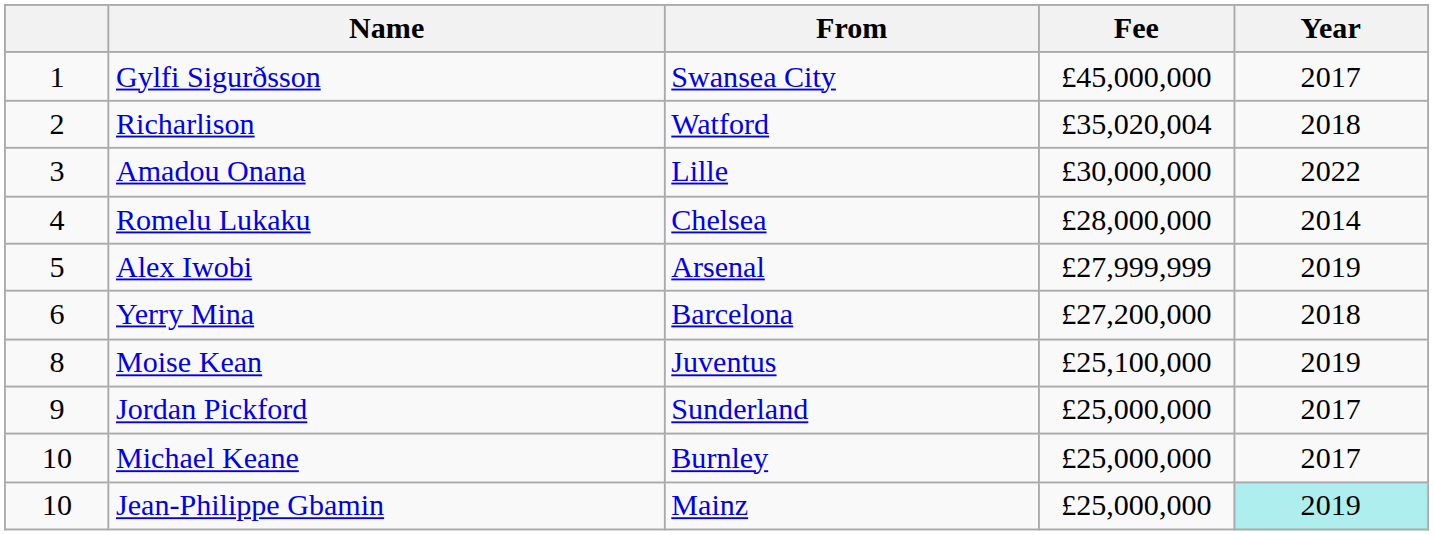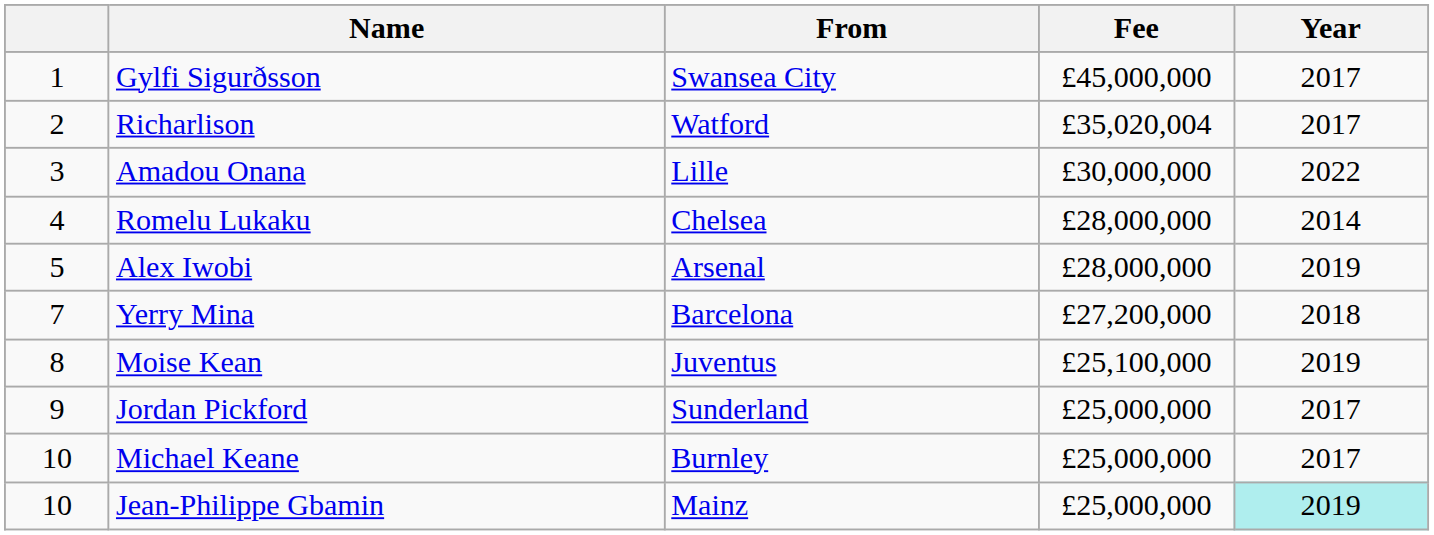(1331, 123) 2018 -> (1331, 123) 2017
(1136, 266) £27,999,999 -> (1136, 266) £28,000,000
(57, 314) 6 -> (57, 314) 7
